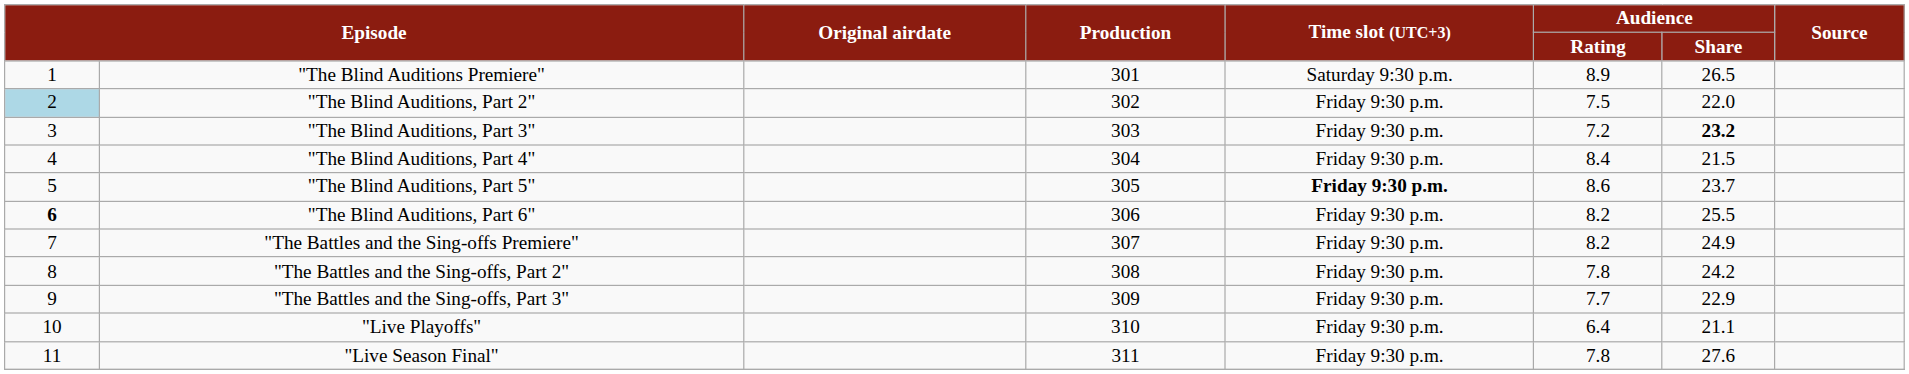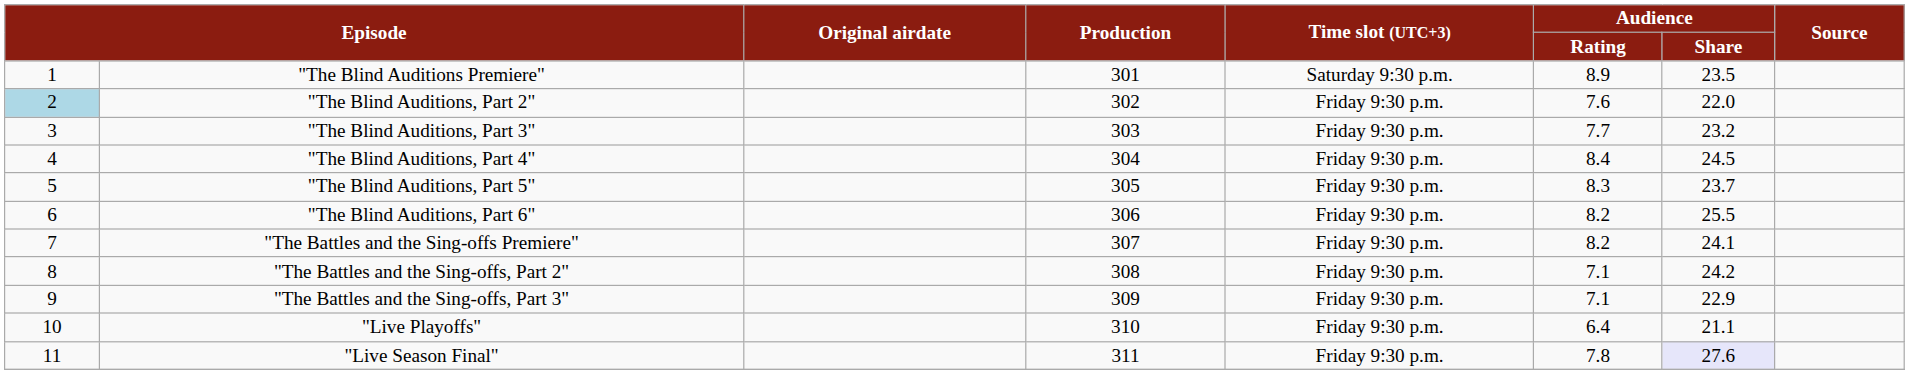(1718, 74) 26.5 -> (1718, 74) 23.5
(1598, 102) 7.5 -> (1598, 102) 7.6
(1598, 130) 7.2 -> (1598, 130) 7.7
(1718, 130) bold -> (1718, 130) normal
(1718, 158) 21.5 -> (1718, 158) 24.5
(1380, 186) bold -> (1380, 186) normal
(1598, 186) 8.6 -> (1598, 186) 8.3
(52, 214) bold -> (52, 214) normal
(1718, 242) 24.9 -> (1718, 242) 24.1
(1598, 270) 7.8 -> (1598, 270) 7.1
(1598, 299) 7.7 -> (1598, 299) 7.1
(1718, 355) no background -> (1718, 355) lavender background
